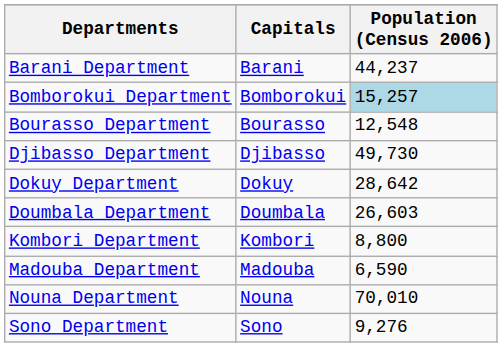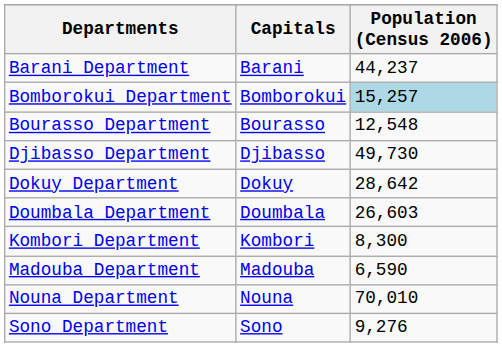(381, 241) 8,800 -> (381, 241) 8,300
